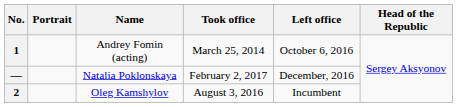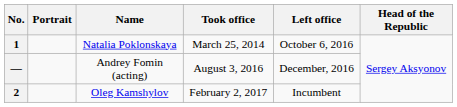(130, 50) Andrey Fomin (acting) -> (130, 44) Natalia Poklonskaya
(130, 75) Natalia Poklonskaya -> (130, 68) Andrey Fomin (acting)
(228, 75) February 2, 2017 -> (228, 68) August 3, 2016
(228, 93) August 3, 2016 -> (228, 93) February 2, 2017
